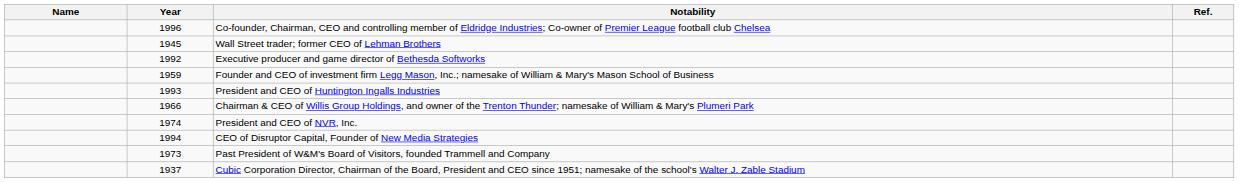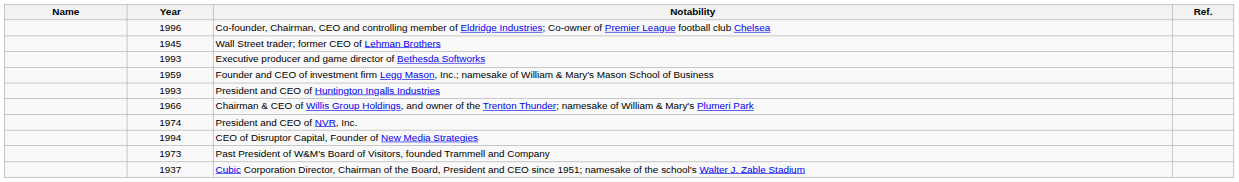(170, 59) 1992 -> (170, 59) 1993
